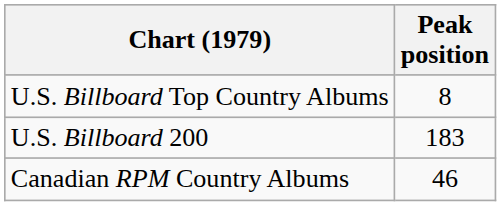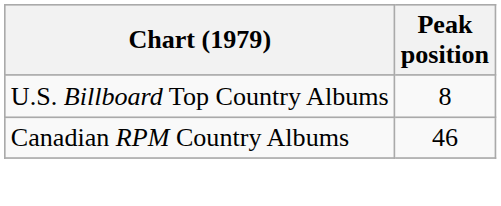- row: (110, 137)
